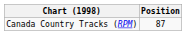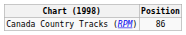(161, 24) 87 -> (161, 24) 86
